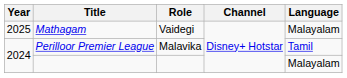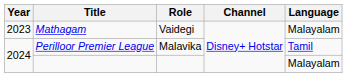(19, 30) 2025 -> (19, 30) 2023
